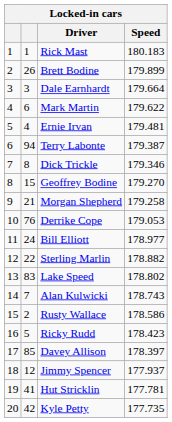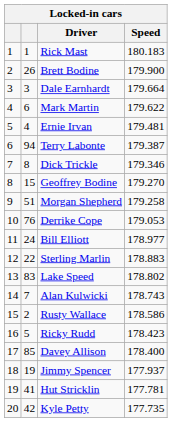(146, 70) 179.899 -> (146, 70) 179.900
(29, 201) 21 -> (29, 201) 51
(146, 258) 178.882 -> (146, 258) 178.883
(146, 351) 178.397 -> (146, 351) 178.400
(29, 370) 12 -> (29, 370) 19
